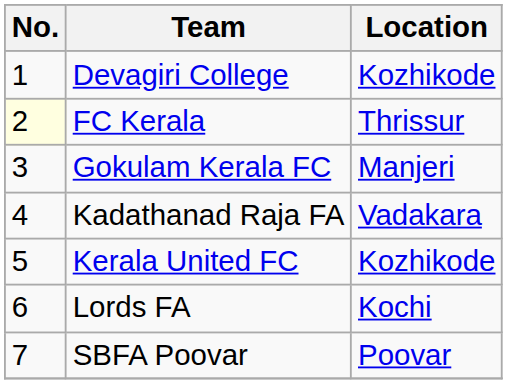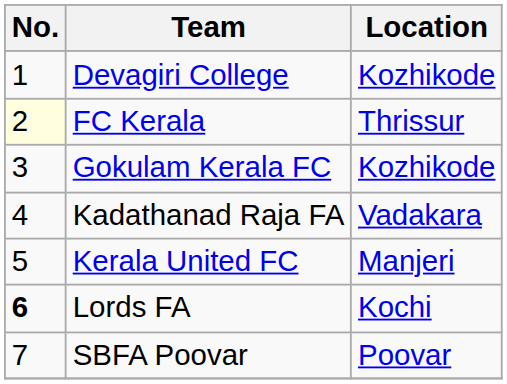(406, 167) Manjeri -> (427, 167) Kozhikode
(427, 261) Kozhikode -> (406, 261) Manjeri
(20, 307) normal -> (20, 307) bold
